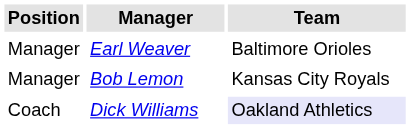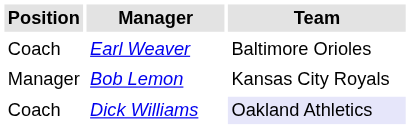(44, 48) Manager -> (34, 48) Coach
